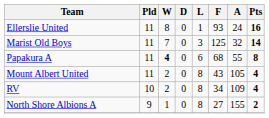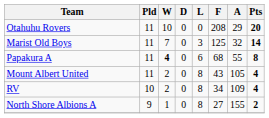+ row: (38, 27)
- row: (37, 27)
